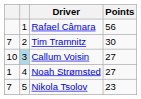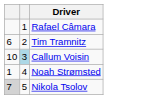- column: (120, 11)
(9, 41) 7 -> (9, 41) 6
(9, 86) no background -> (9, 86) lightgrey background
